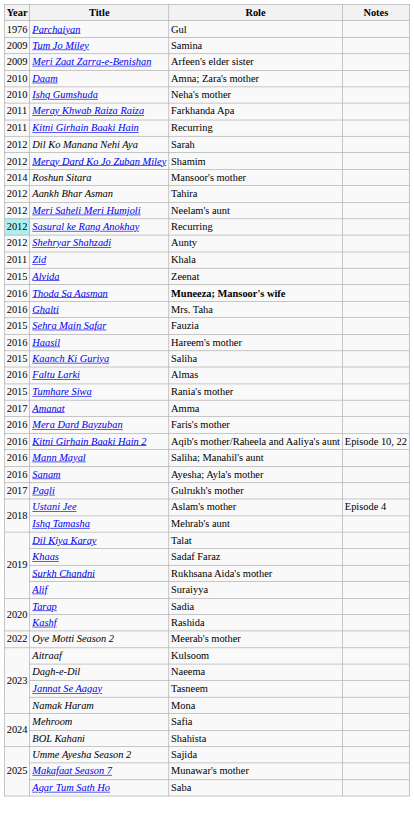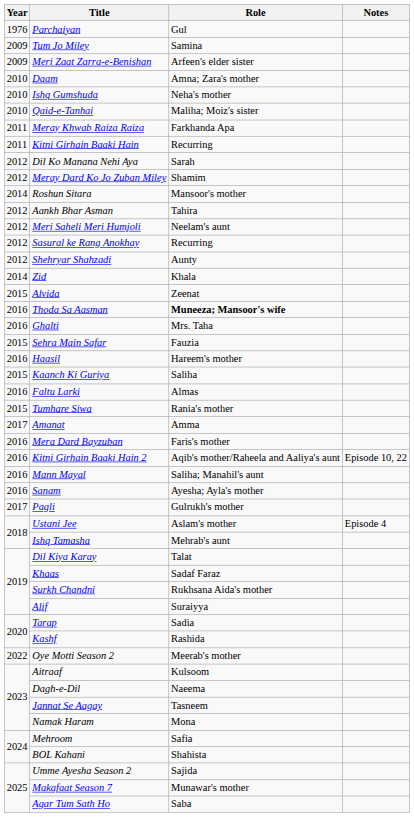+ row: (63, 111)
(17, 227) paleturquoise background -> (17, 243) no background
(17, 260) 2011 -> (17, 276) 2014
